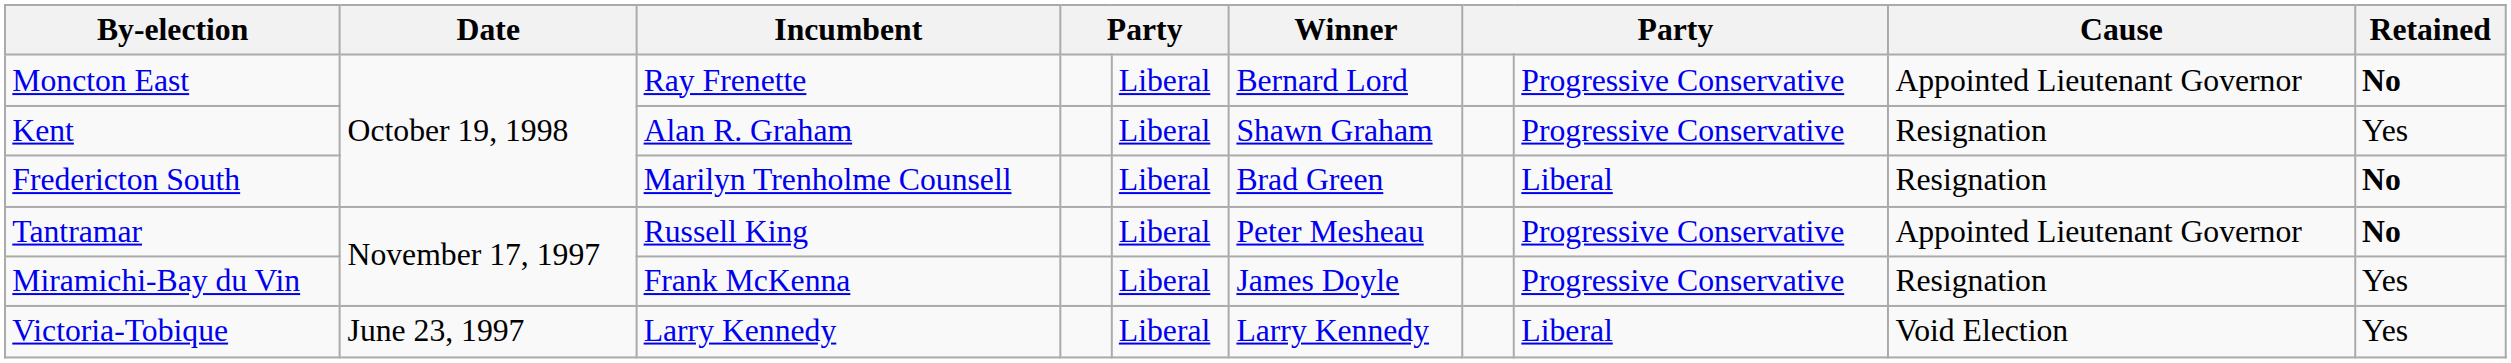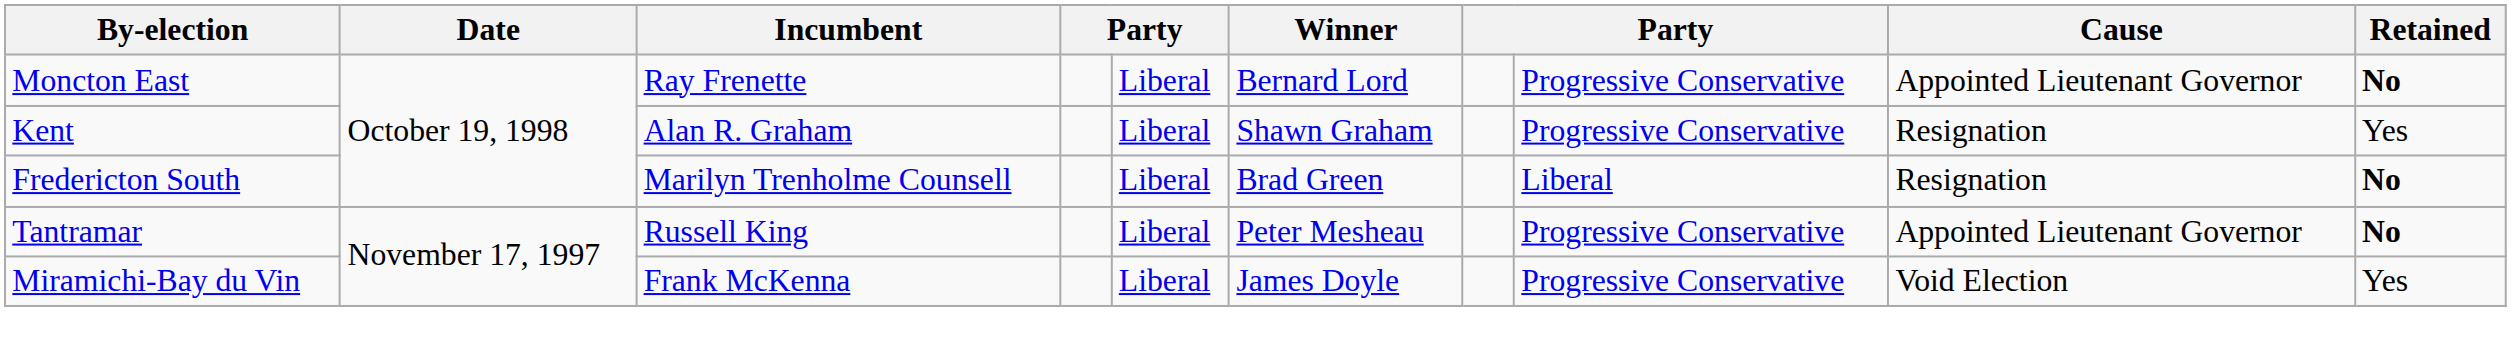(1971, 280) Resignation -> (1982, 280) Void Election
- row: (120, 331)
